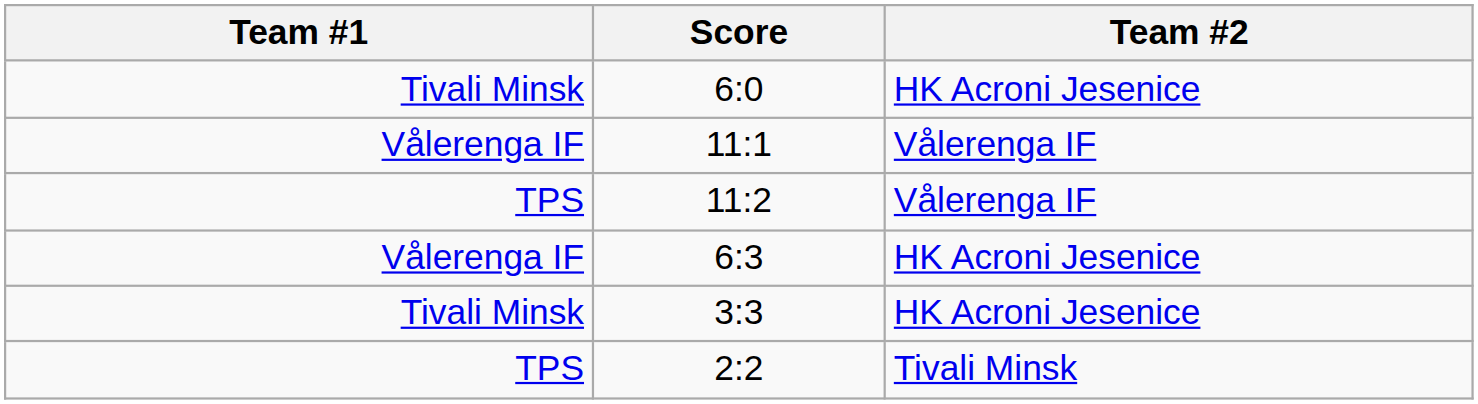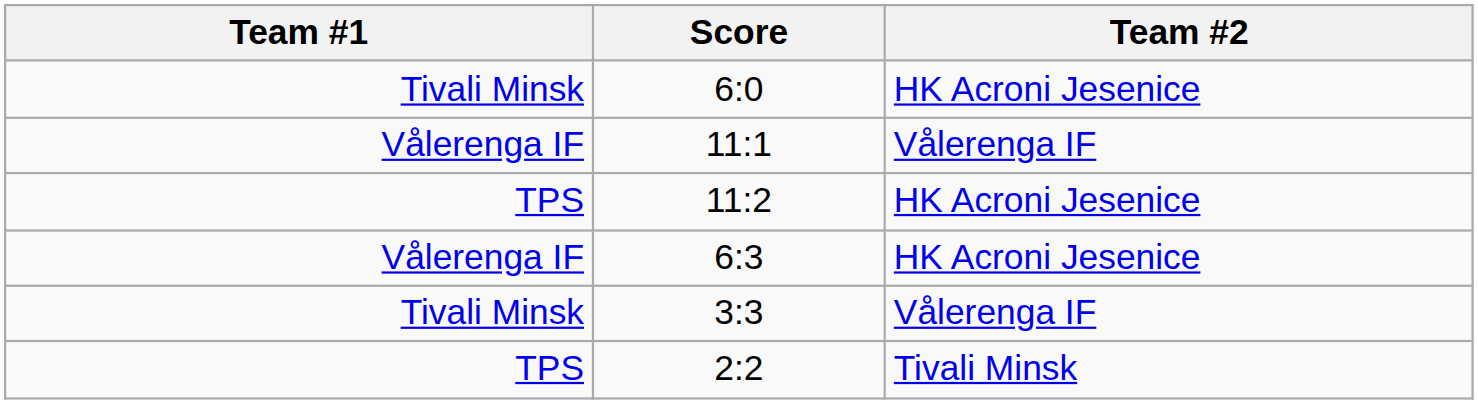(995, 200) Vålerenga IF -> (1047, 200) HK Acroni Jesenice
(1047, 312) HK Acroni Jesenice -> (995, 312) Vålerenga IF
